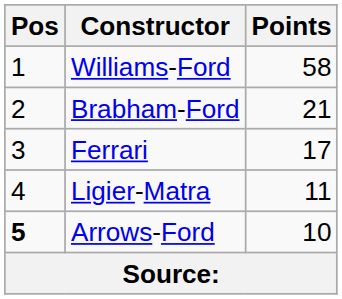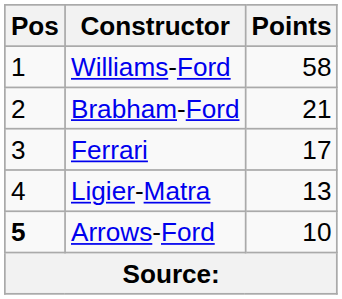(318, 191) 11 -> (317, 191) 13
